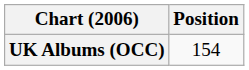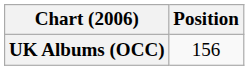(206, 49) 154 -> (206, 49) 156
